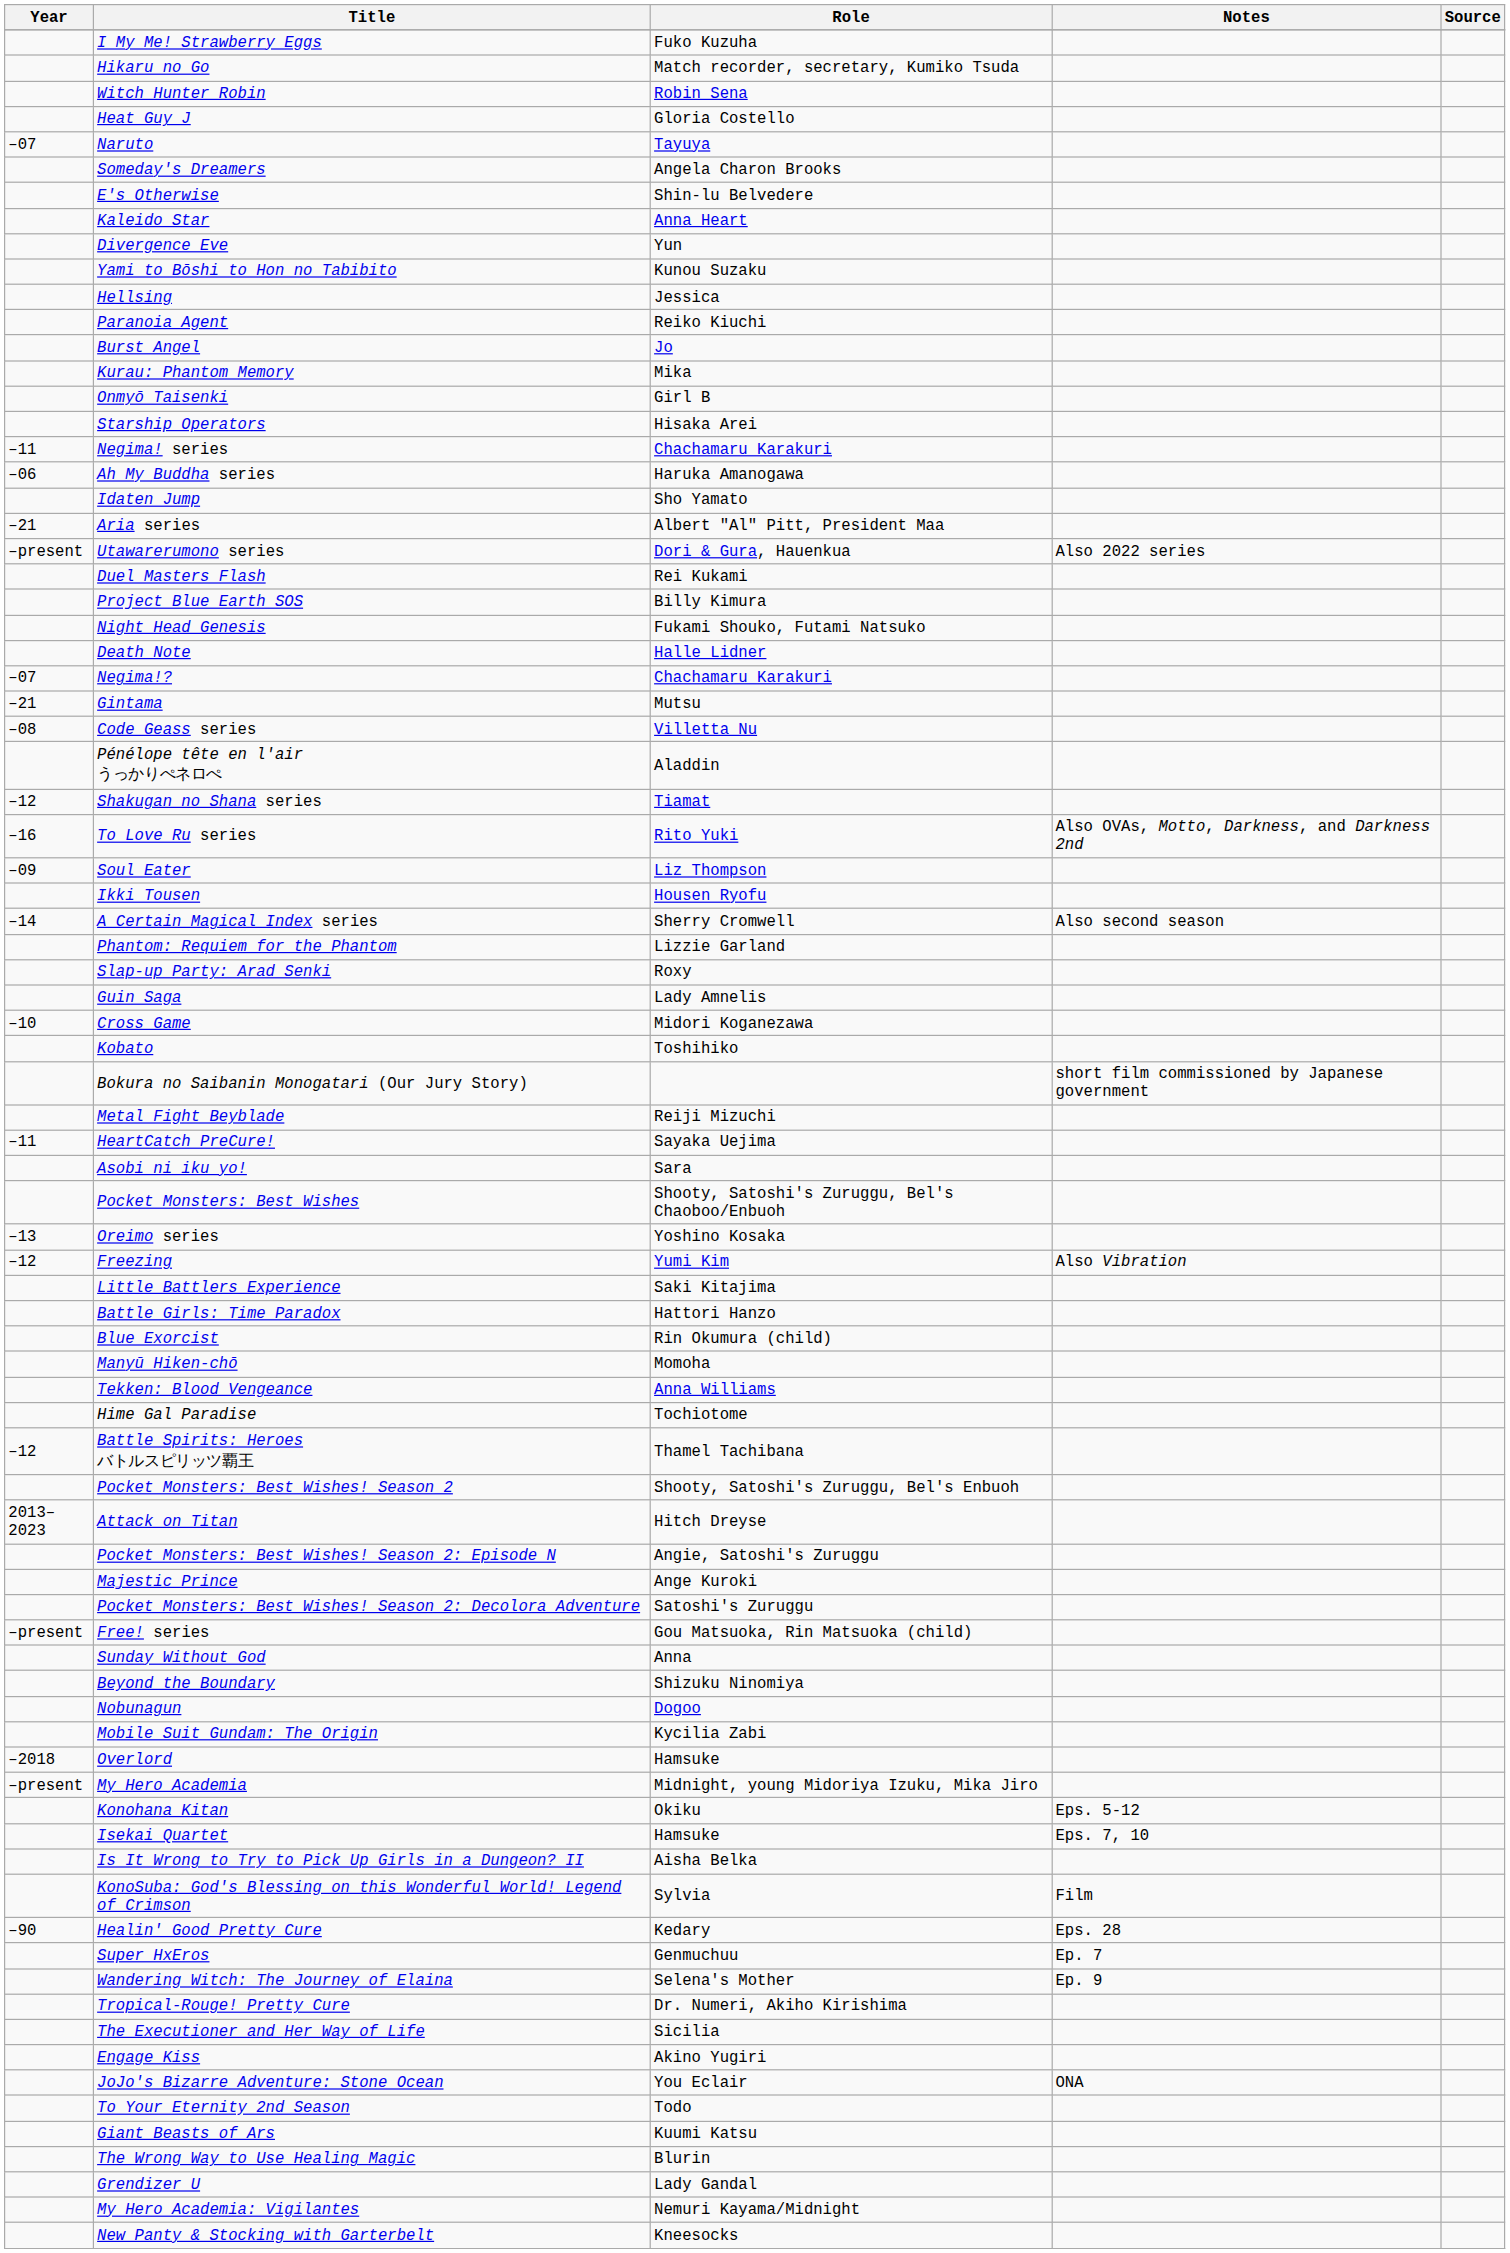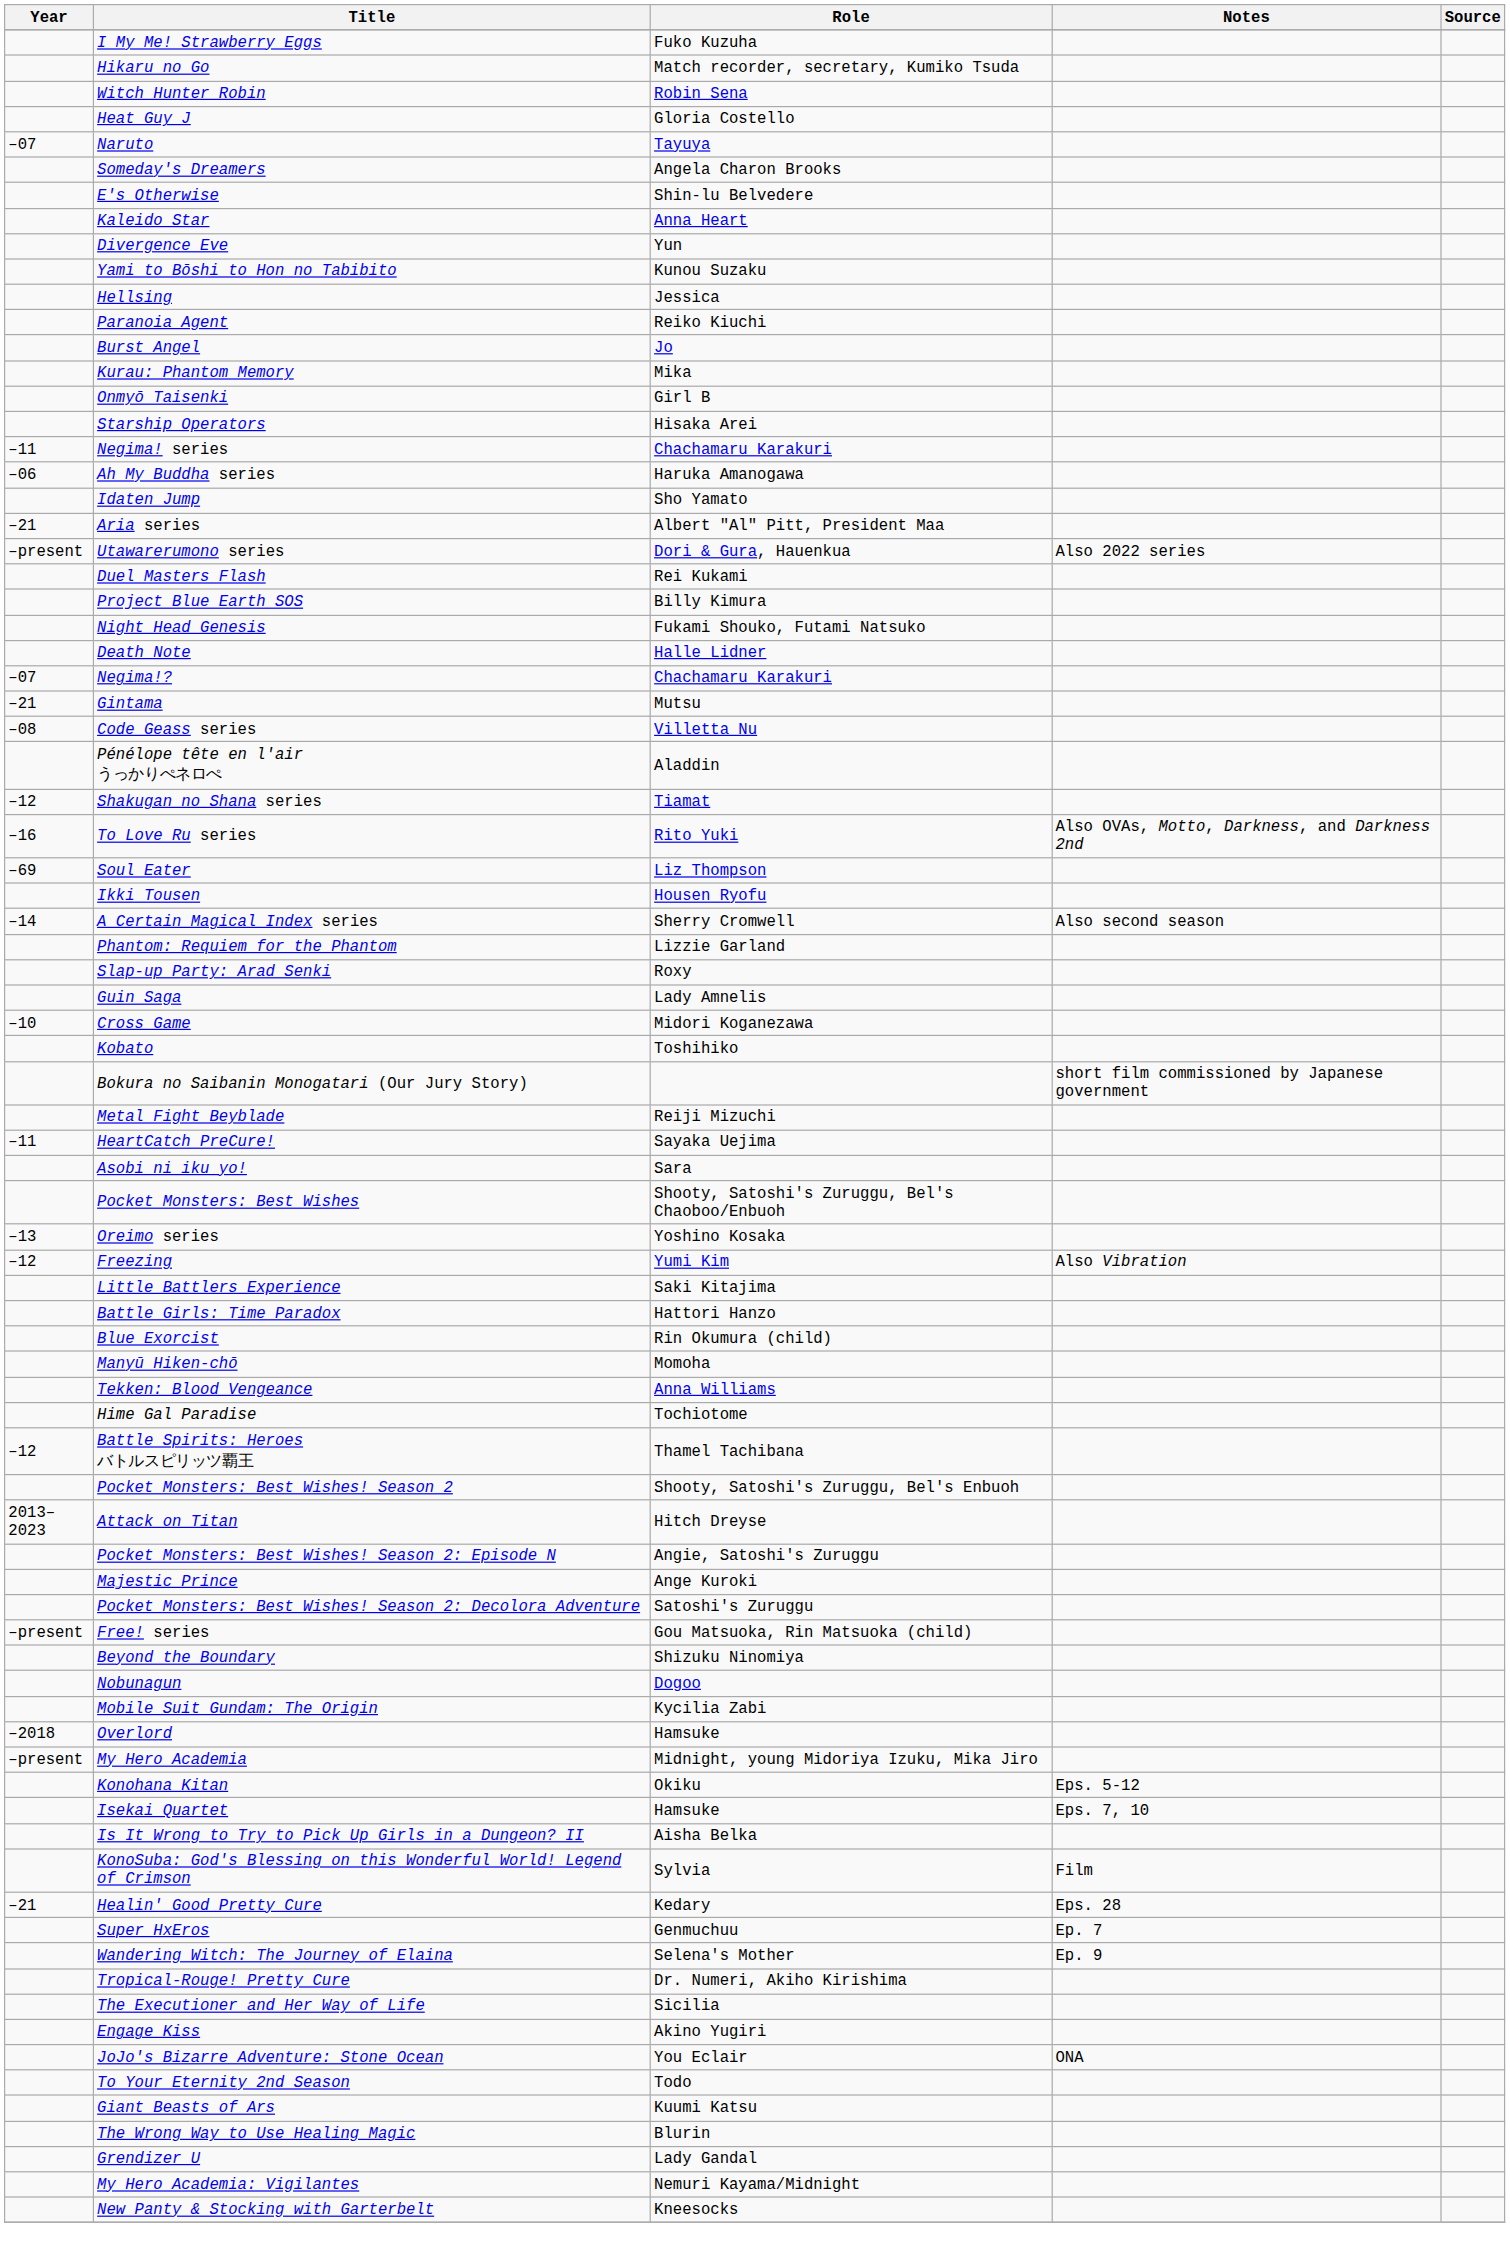(22, 871) –09 -> (22, 871) –69
- row: (181, 1658)
(22, 1930) –90 -> (22, 1905) –21
